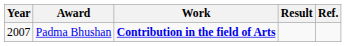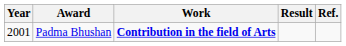(19, 32) 2007 -> (19, 32) 2001
